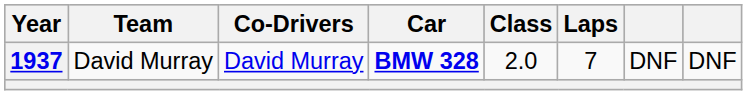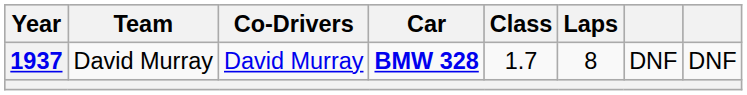(521, 61) 2.0 -> (521, 61) 1.7
(591, 61) 7 -> (591, 61) 8
